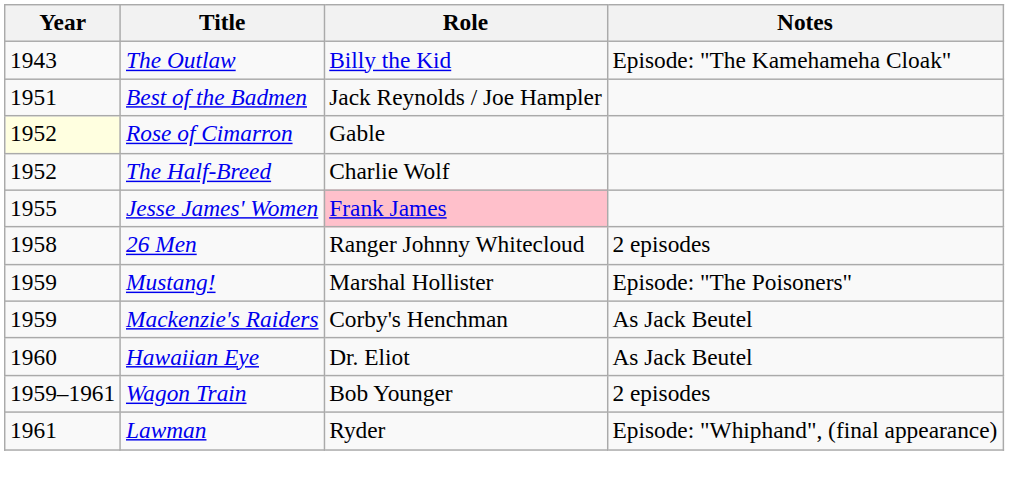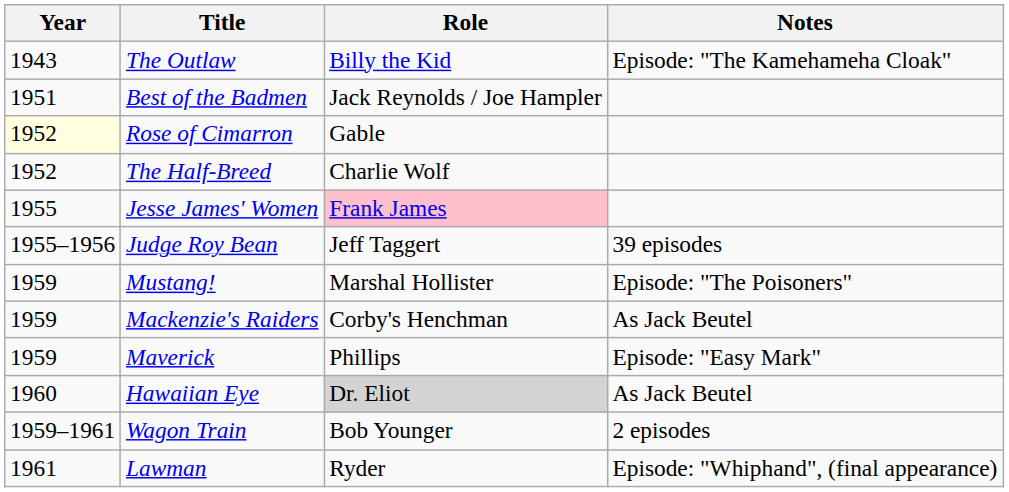+ row: (202, 245)
- row: (161, 245)
+ row: (170, 356)
(369, 356) no background -> (369, 393) lightgrey background
